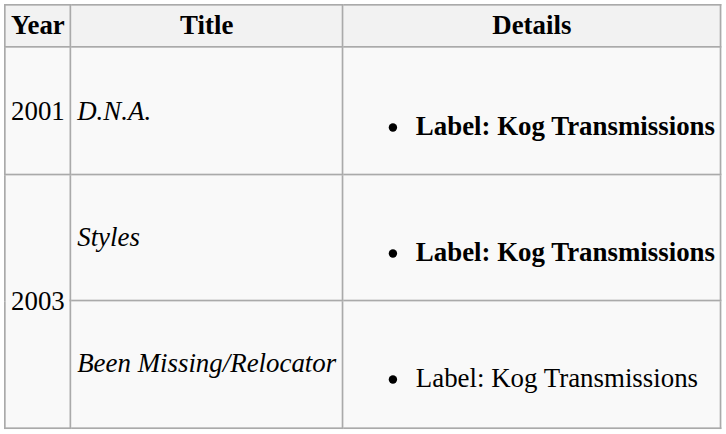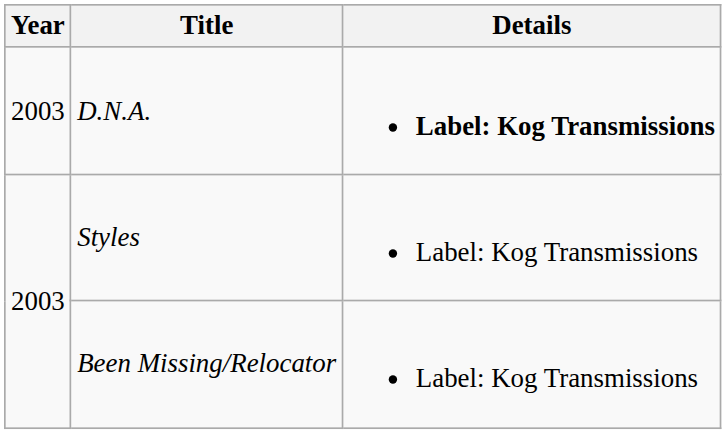(38, 110) 2001 -> (38, 110) 2003
(532, 253) bold -> (532, 253) normal
